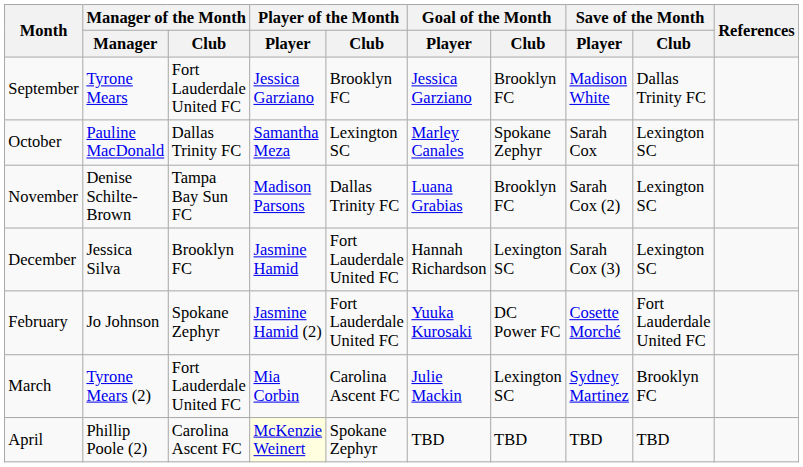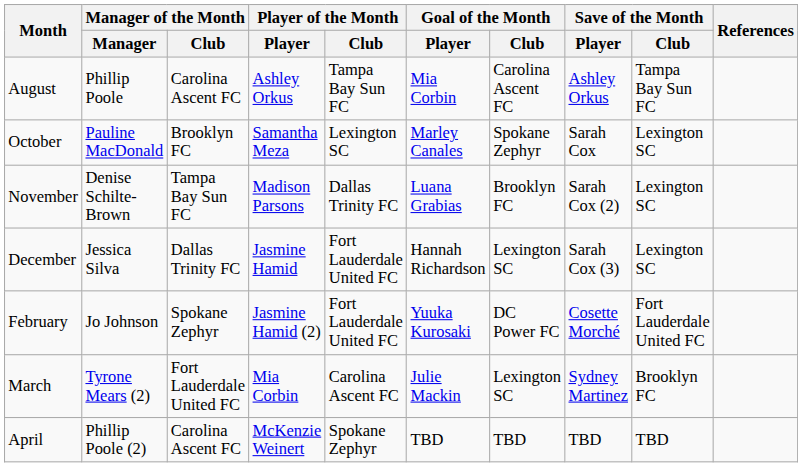+ row: (32, 88)
- row: (44, 88)
(207, 142) Dallas Trinity FC -> (202, 142) Brooklyn FC
(203, 259) Brooklyn FC -> (206, 259) Dallas Trinity FC
(288, 439) lightyellow background -> (287, 439) no background
